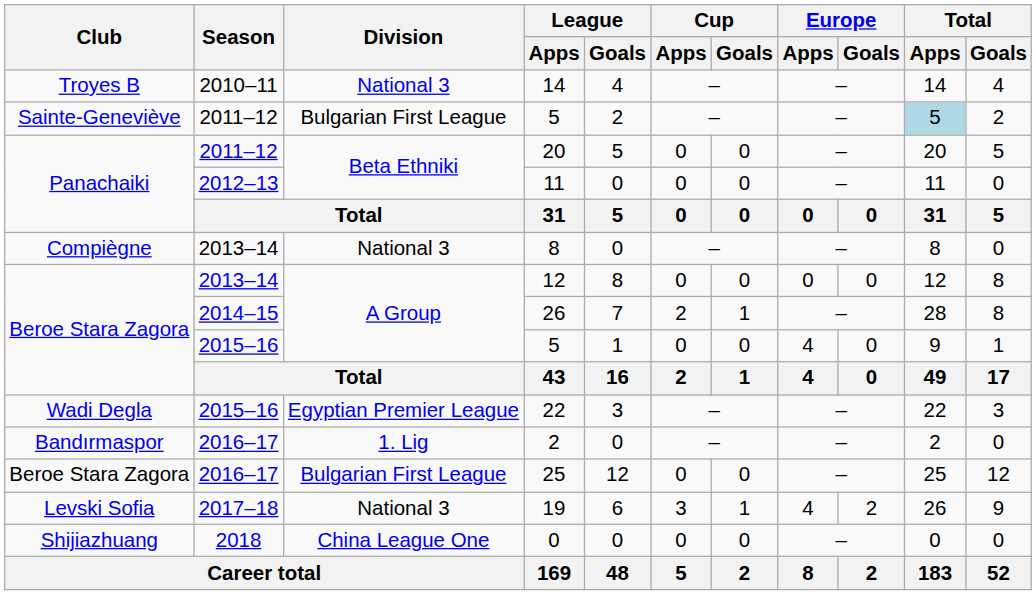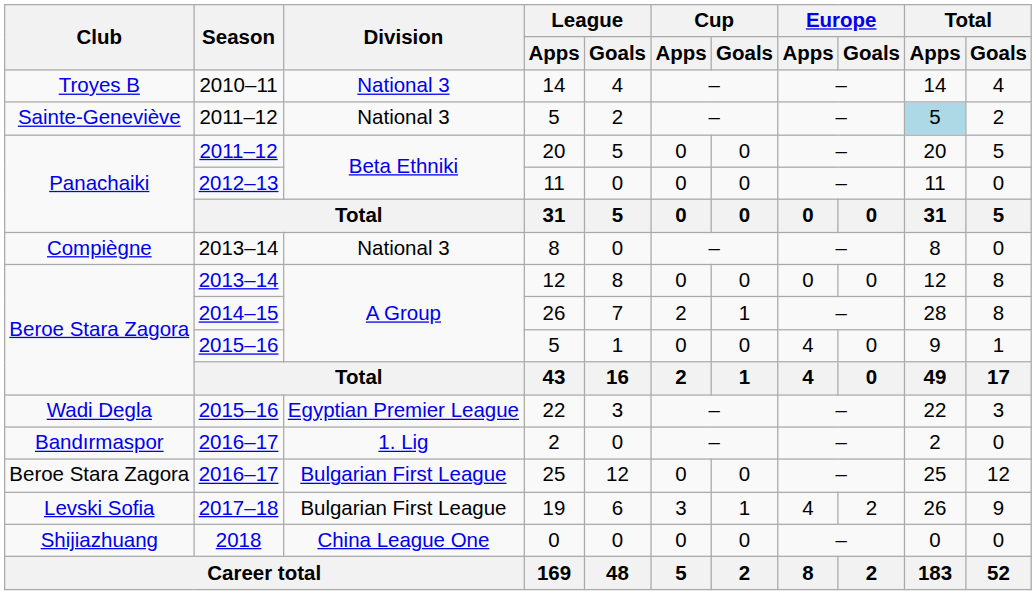(403, 118) Bulgarian First League -> (403, 118) National 3
(403, 507) National 3 -> (403, 507) Bulgarian First League
